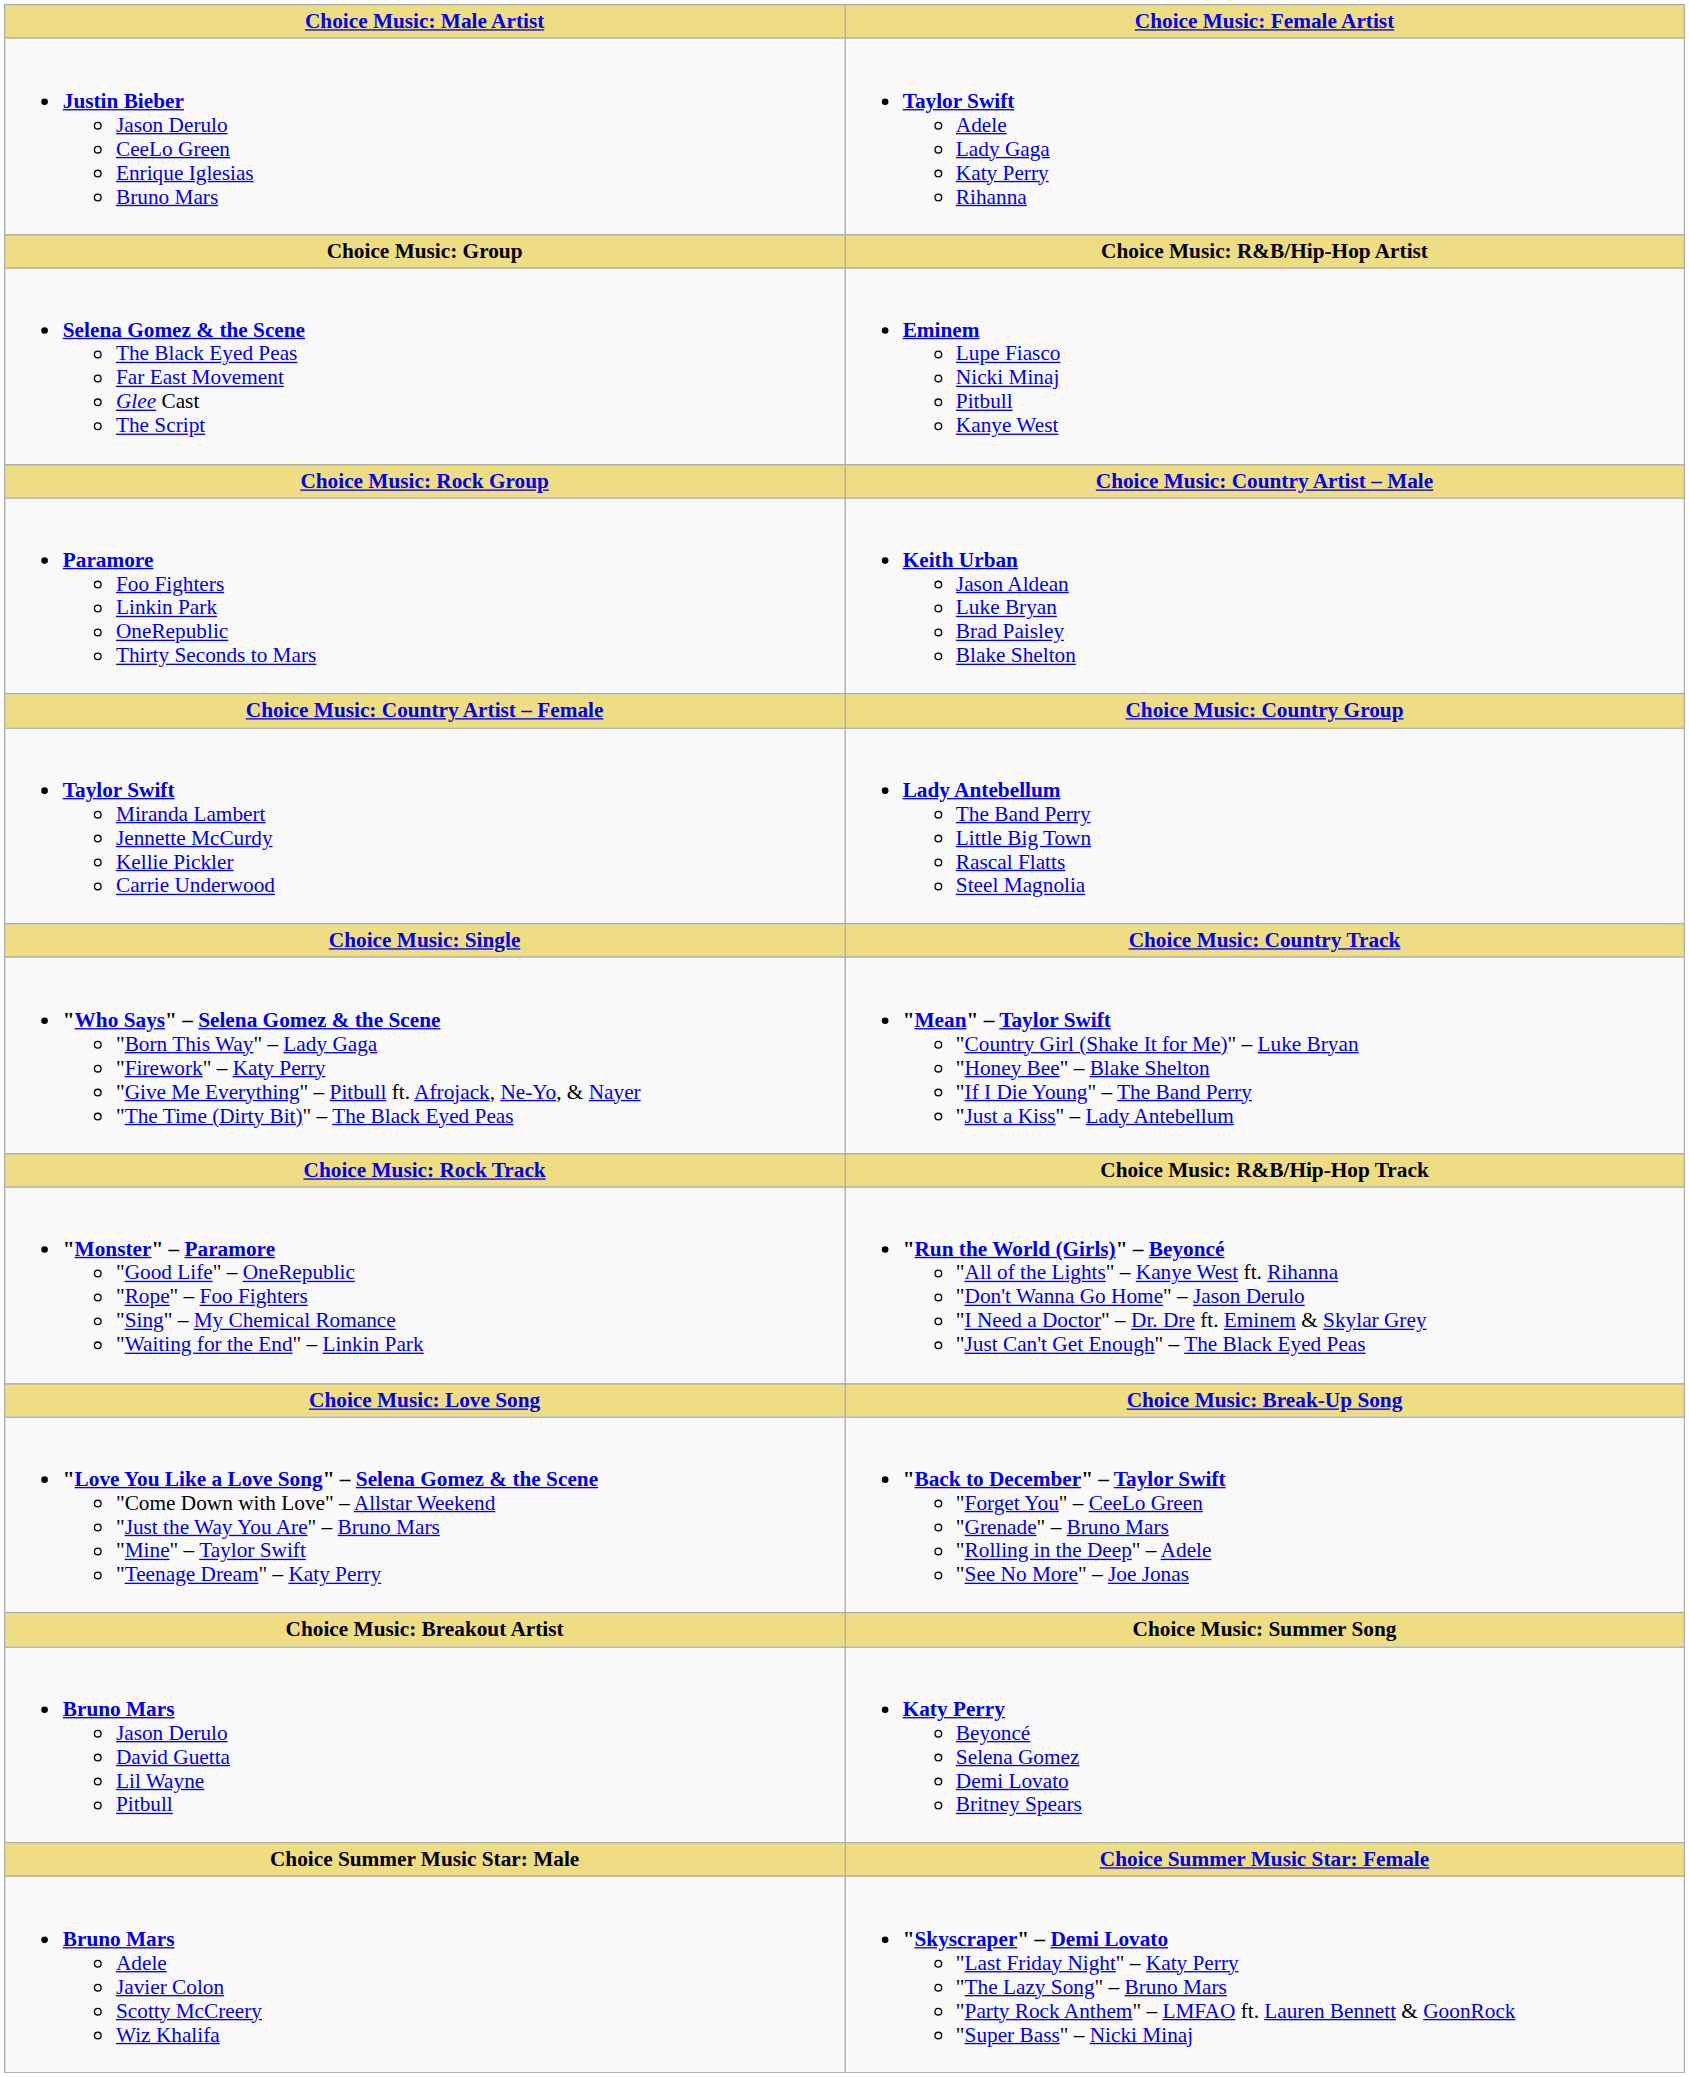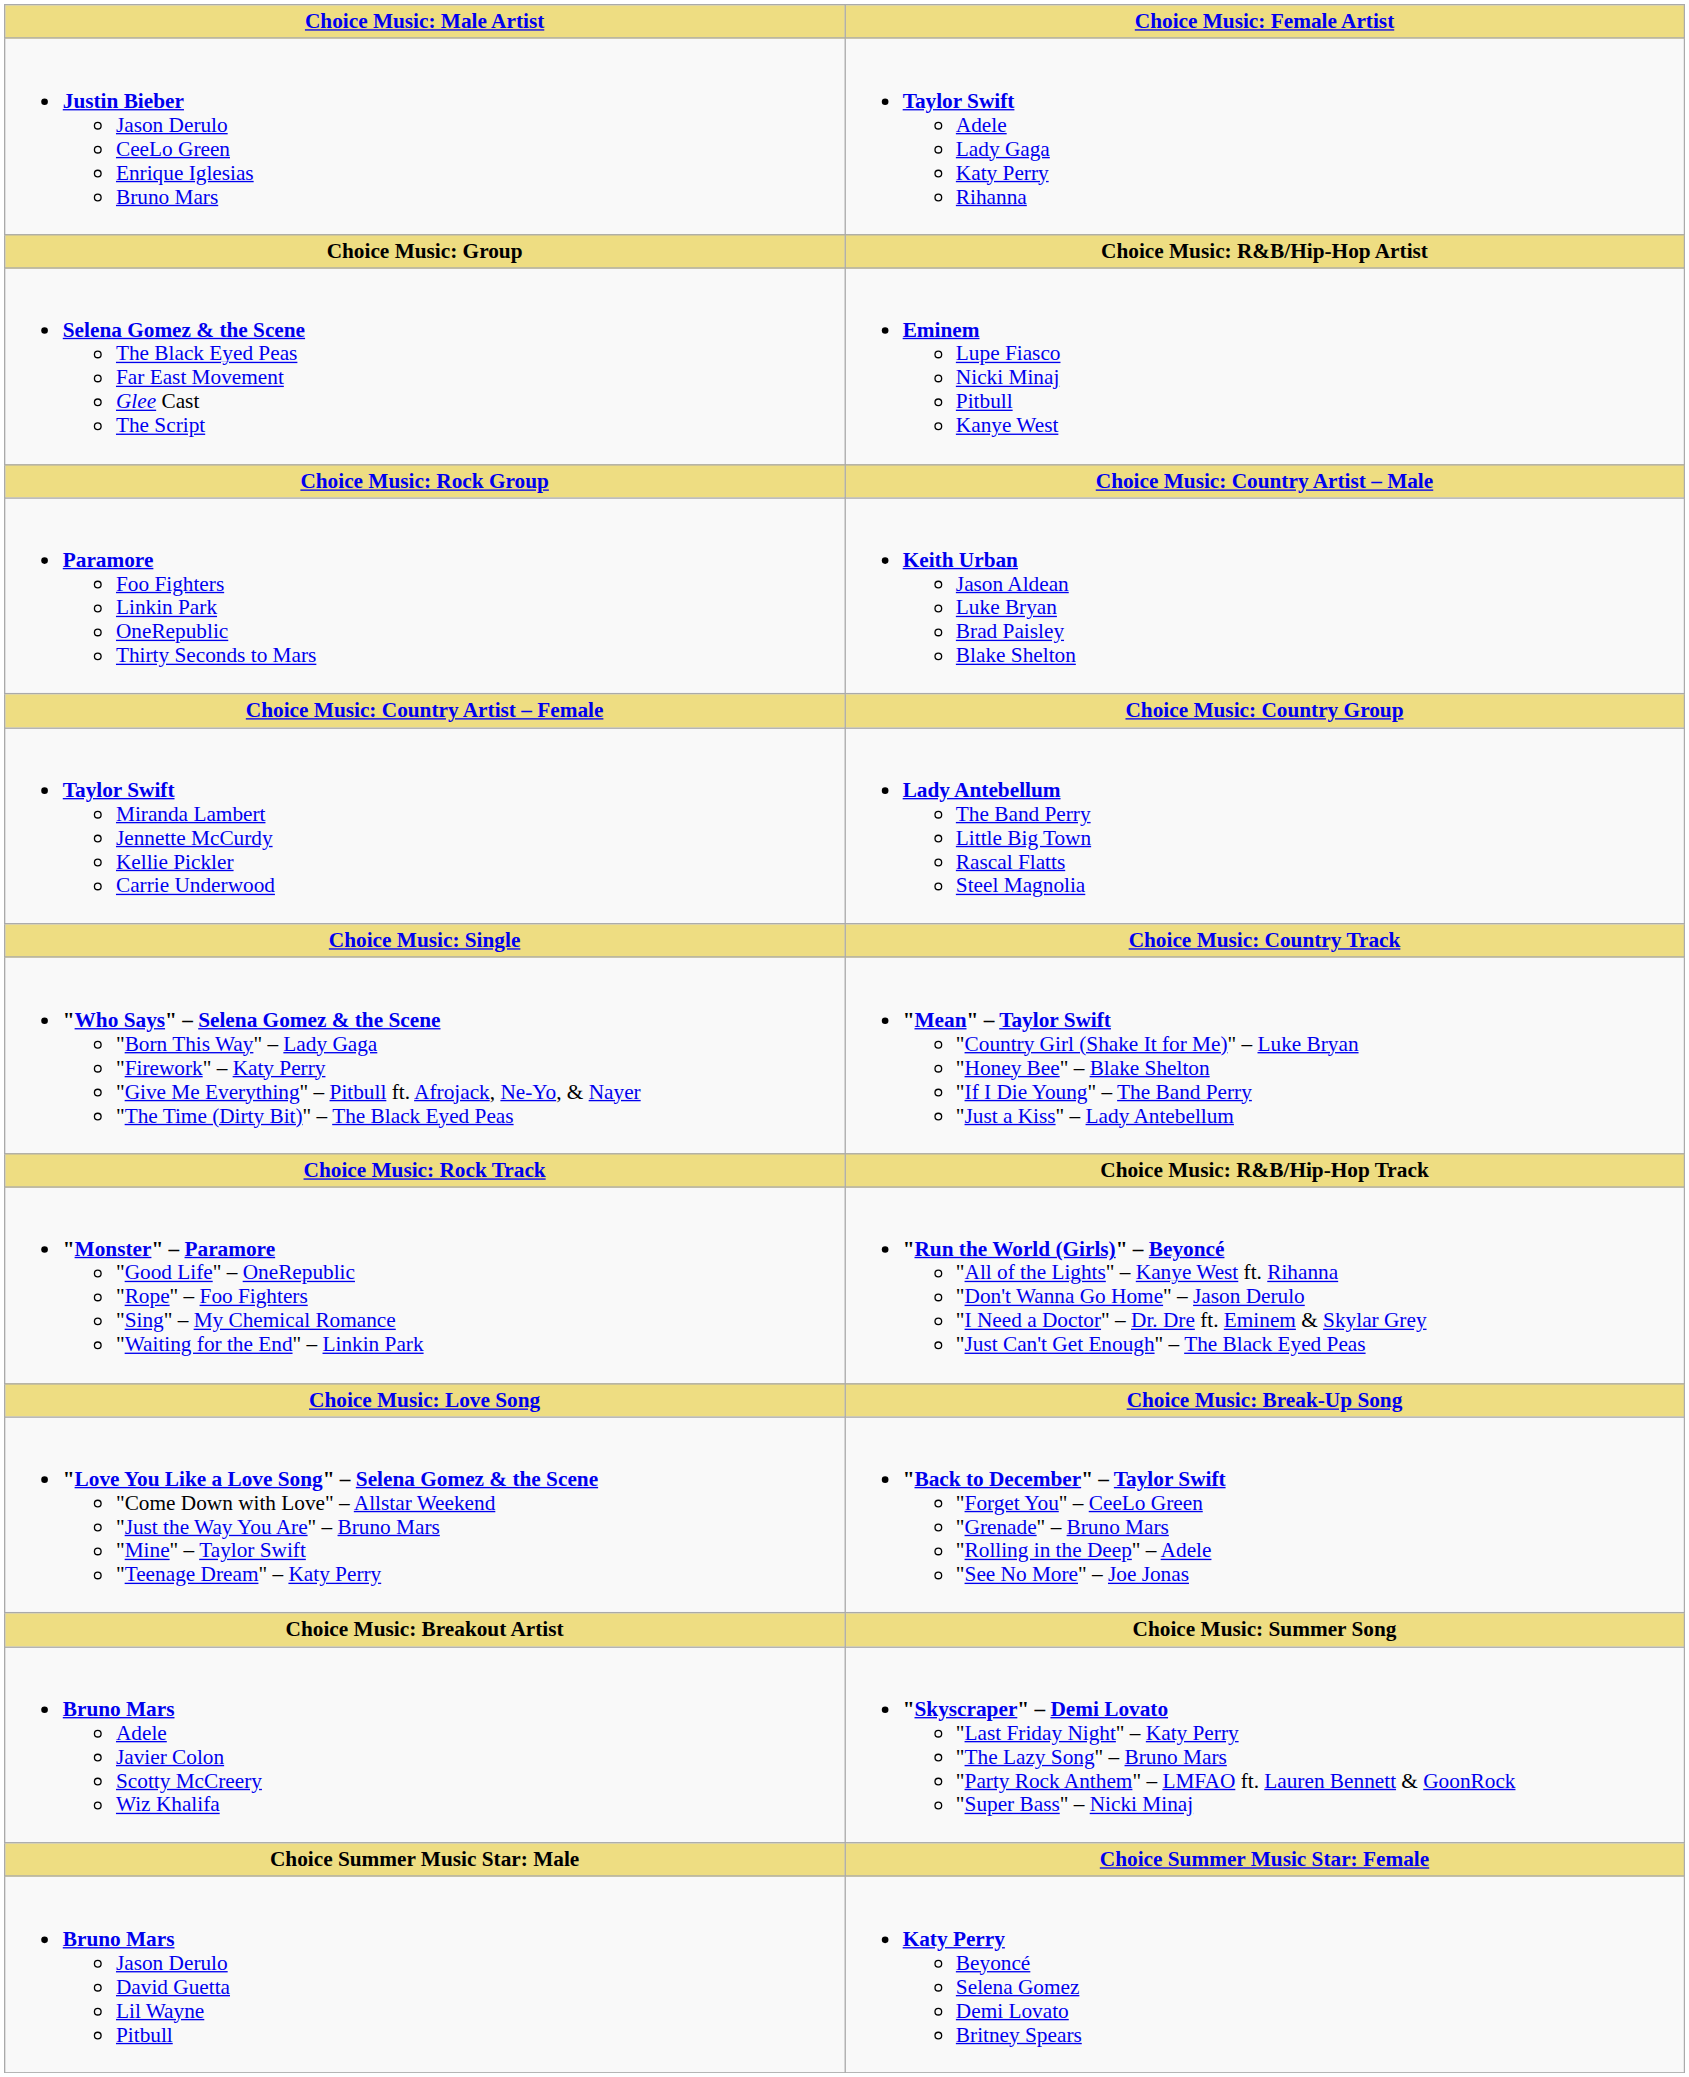rows swapped: (425, 1986) <-> (425, 1757)
